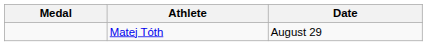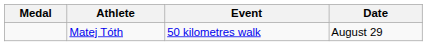+ column: (247, 14)
